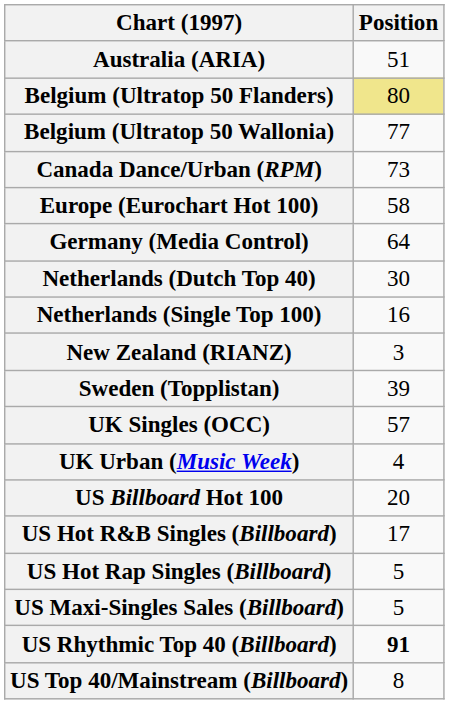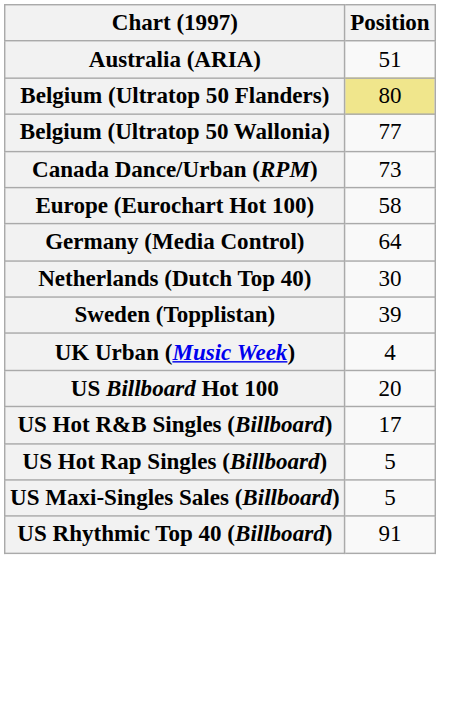- row: (179, 315)
- row: (179, 351)
- row: (179, 424)
(399, 643) bold -> (390, 534) normal
- row: (179, 680)
